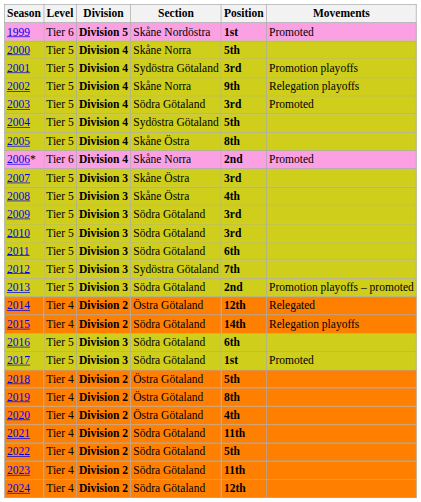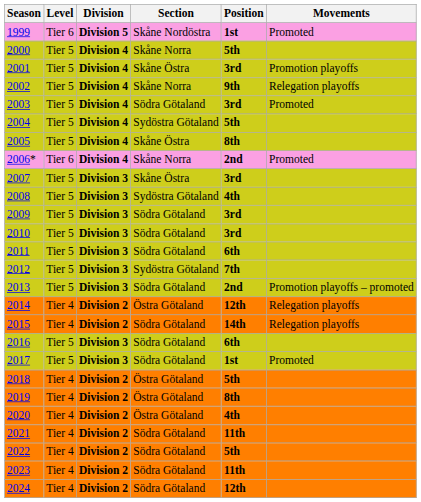(176, 68) Sydöstra Götaland -> (161, 68) Skåne Östra
(161, 196) Skåne Östra -> (176, 196) Sydöstra Götaland
(292, 305) Relegated -> (314, 305) Relegation playoffs
